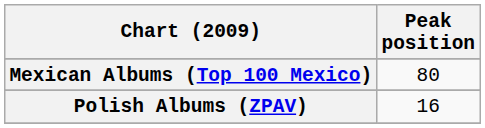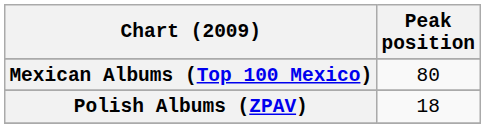(428, 107) 16 -> (428, 107) 18
